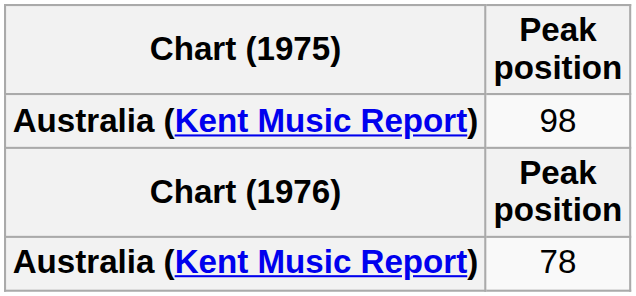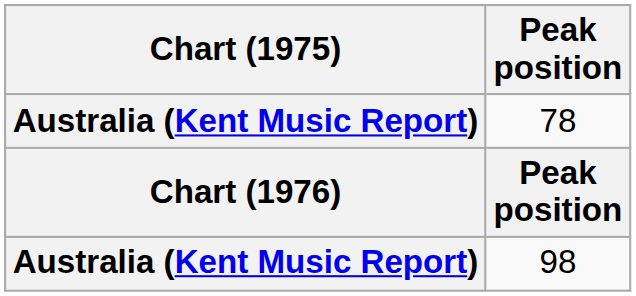rows swapped: (558, 120) <-> (558, 262)
